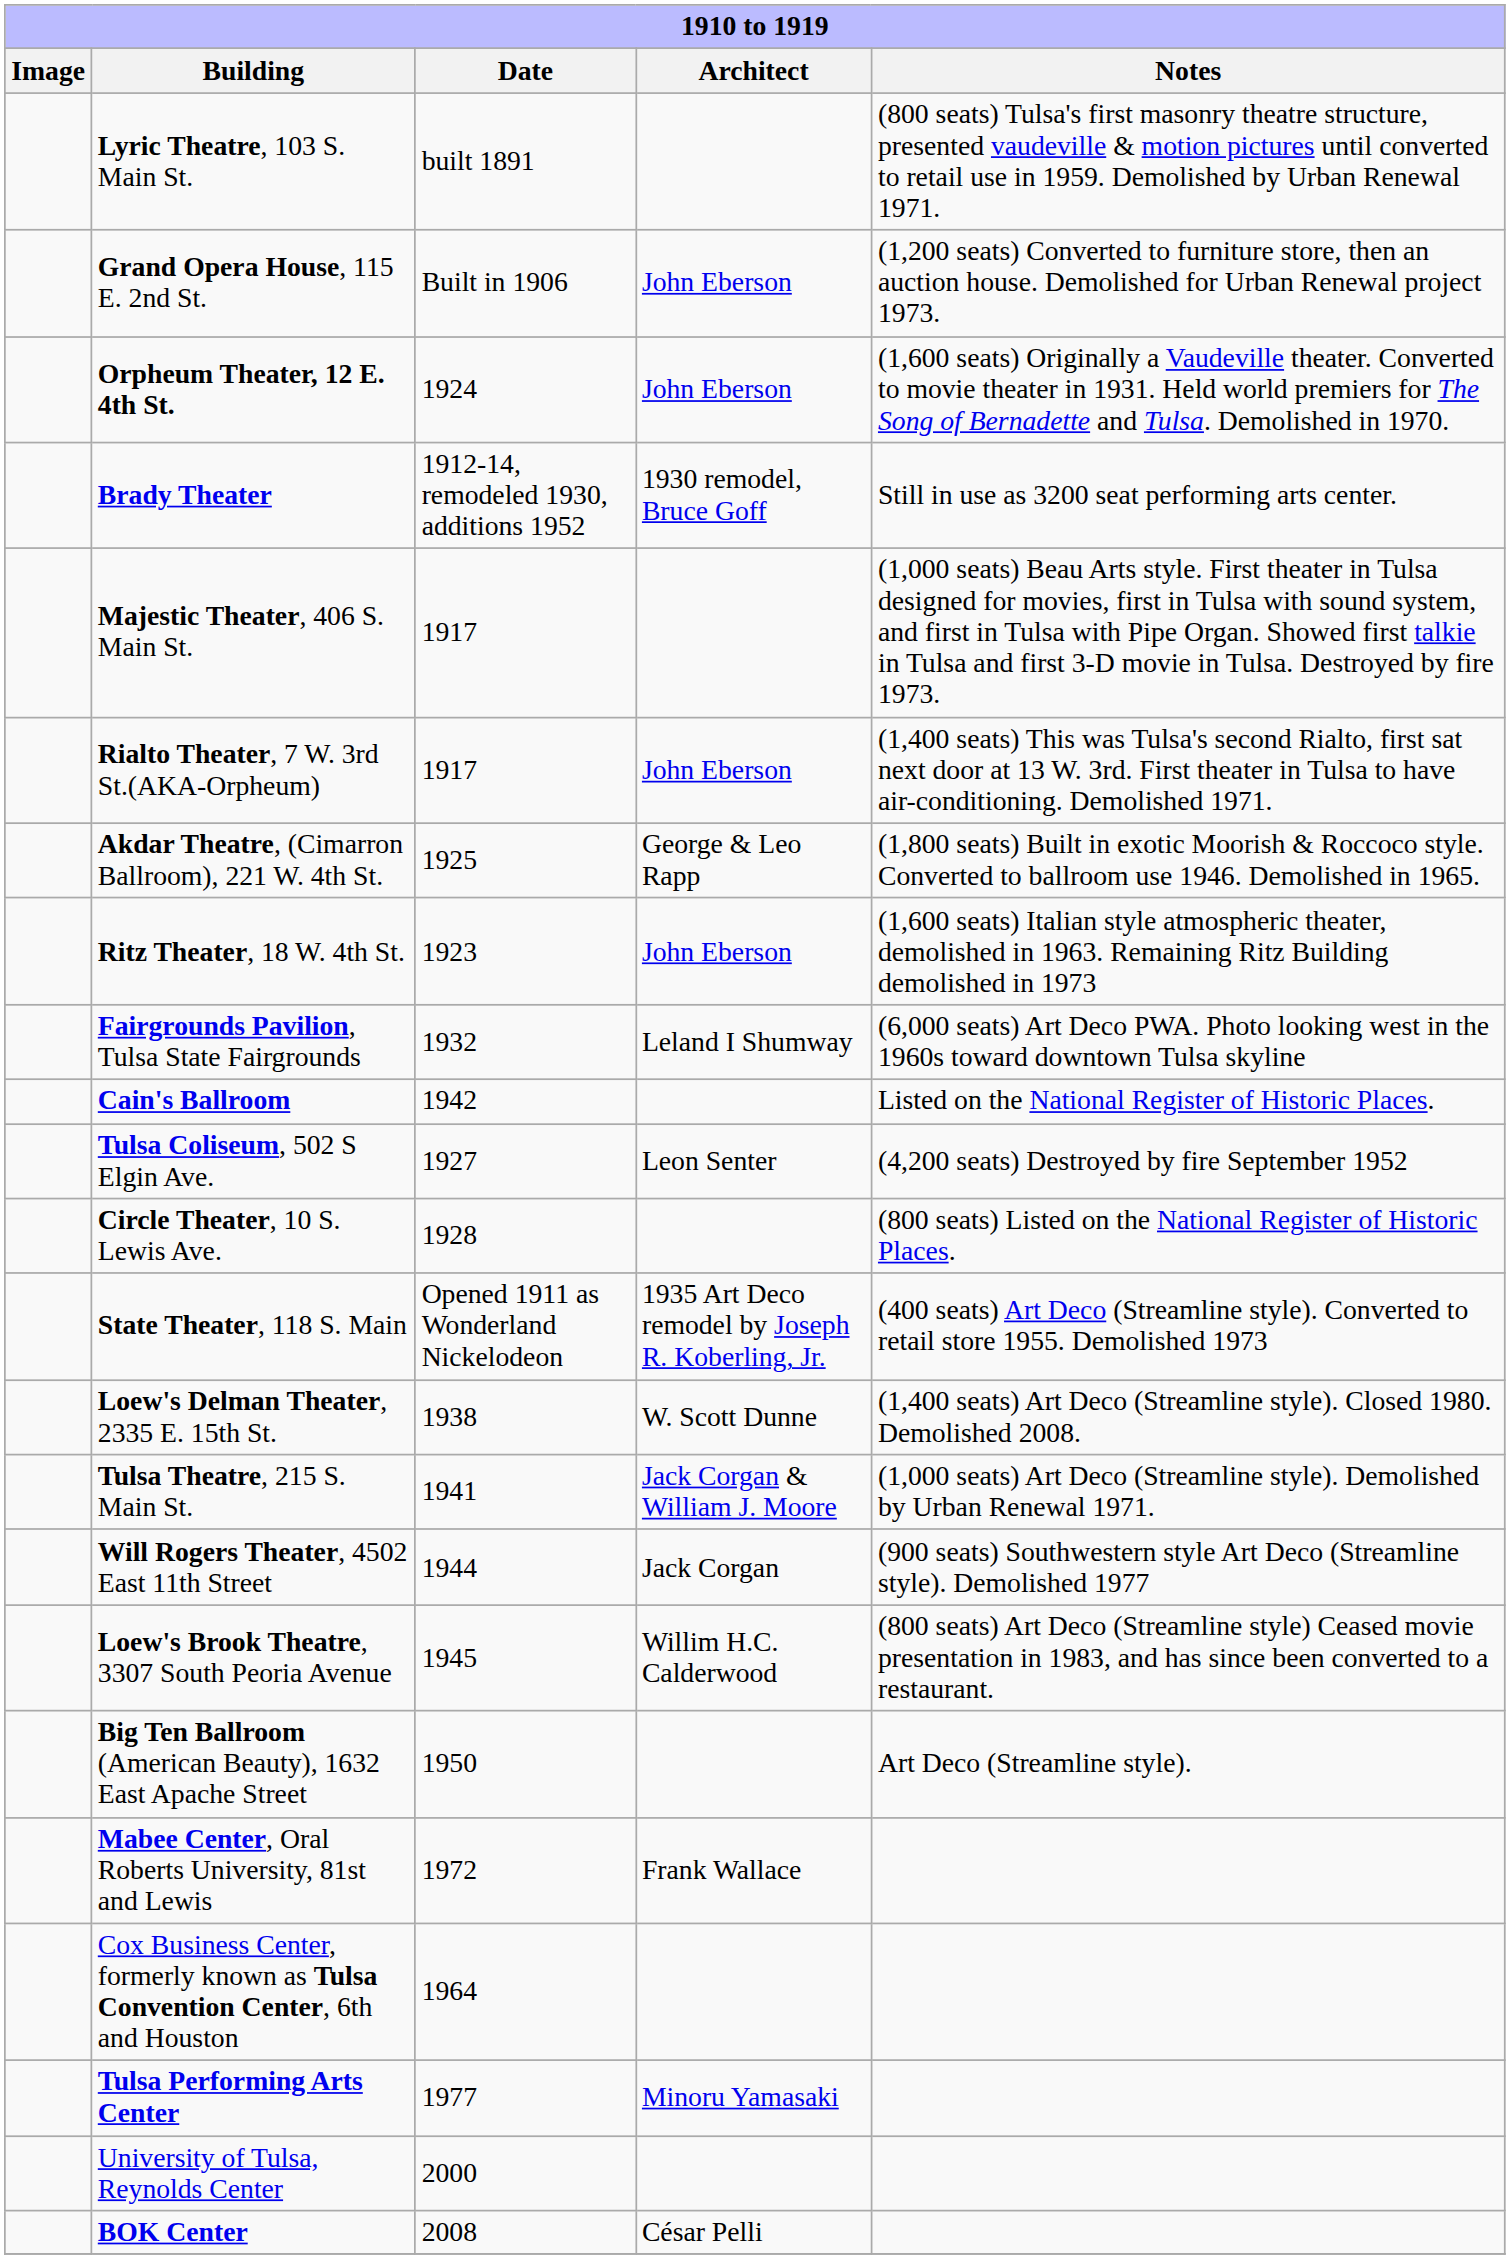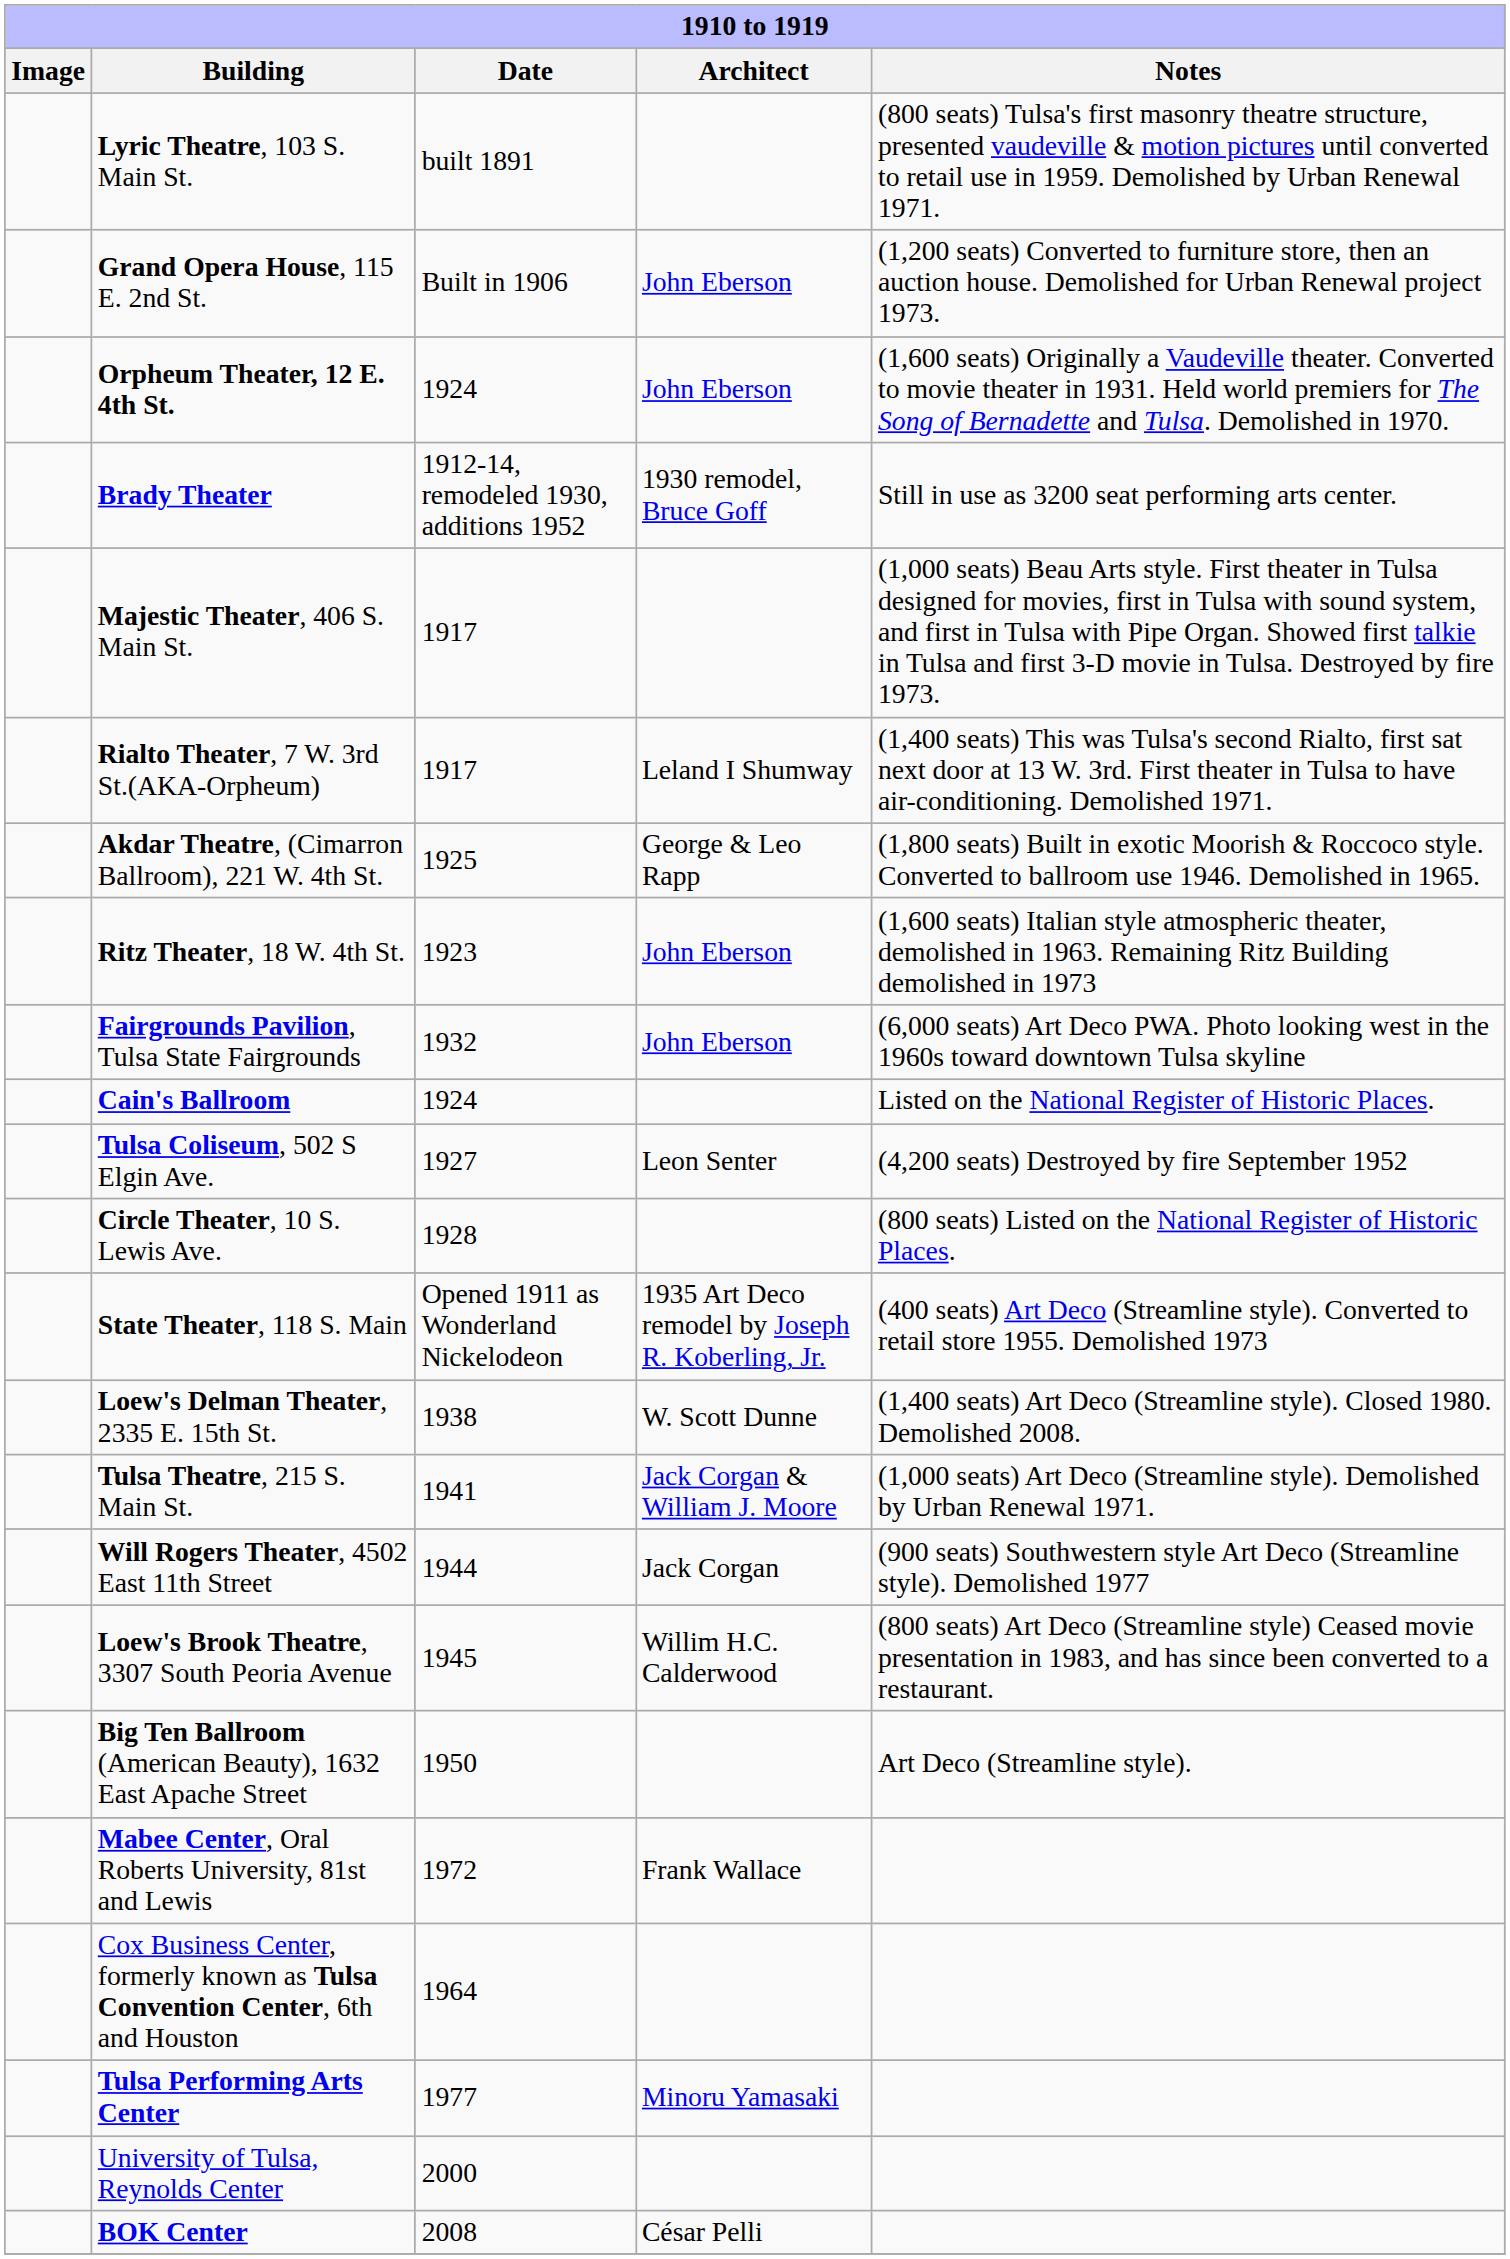(717, 769) John Eberson -> (747, 769) Leland I Shumway
(747, 1041) Leland I Shumway -> (717, 1041) John Eberson
(449, 1100) 1942 -> (449, 1100) 1924
